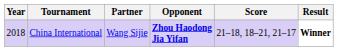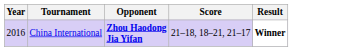- column: (127, 12)
(16, 33) 2018 -> (16, 33) 2016
